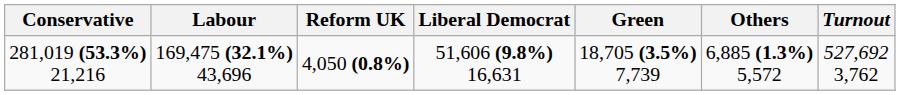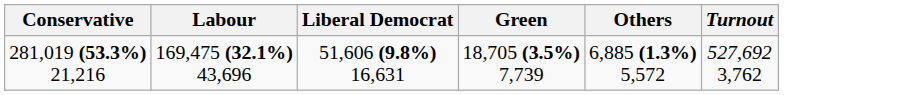- column: (356, 20)
